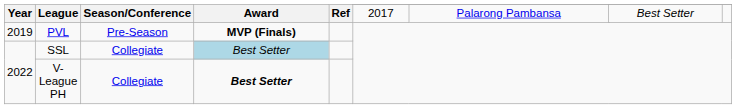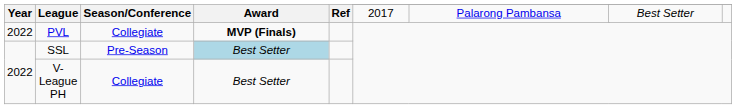(20, 31) 2019 -> (20, 31) 2022
(137, 31) Pre-Season -> (137, 31) Collegiate
(137, 50) Collegiate -> (137, 50) Pre-Season
(261, 81) bold -> (261, 81) normal
